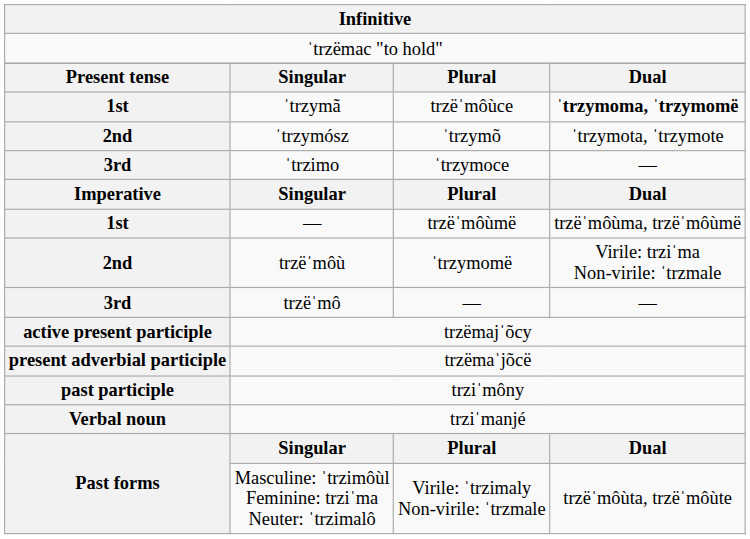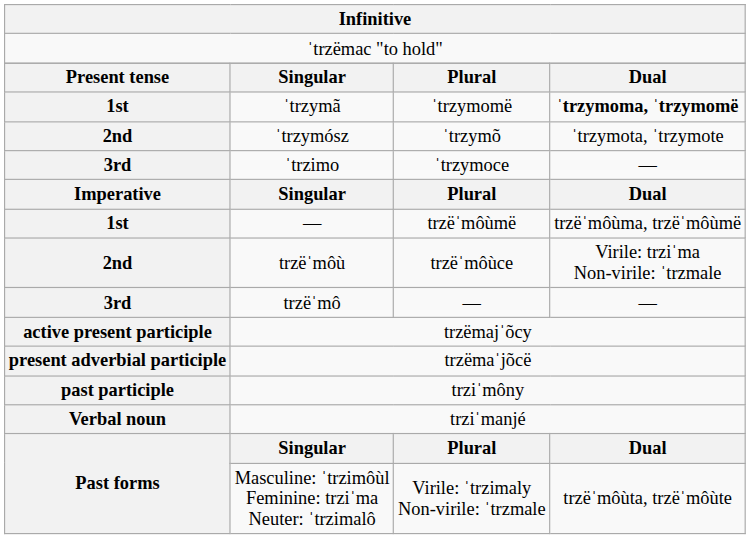(472, 106) trzëˈmôùce -> (472, 106) ˈtrzymomë
(472, 262) ˈtrzymomë -> (472, 262) trzëˈmôùce
